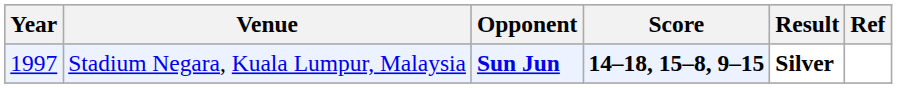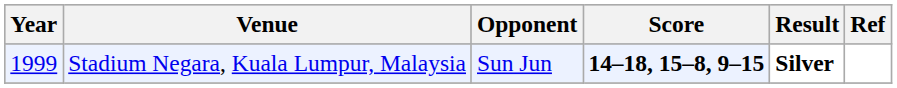(34, 62) 1997 -> (34, 62) 1999
(518, 62) bold -> (514, 62) normal
